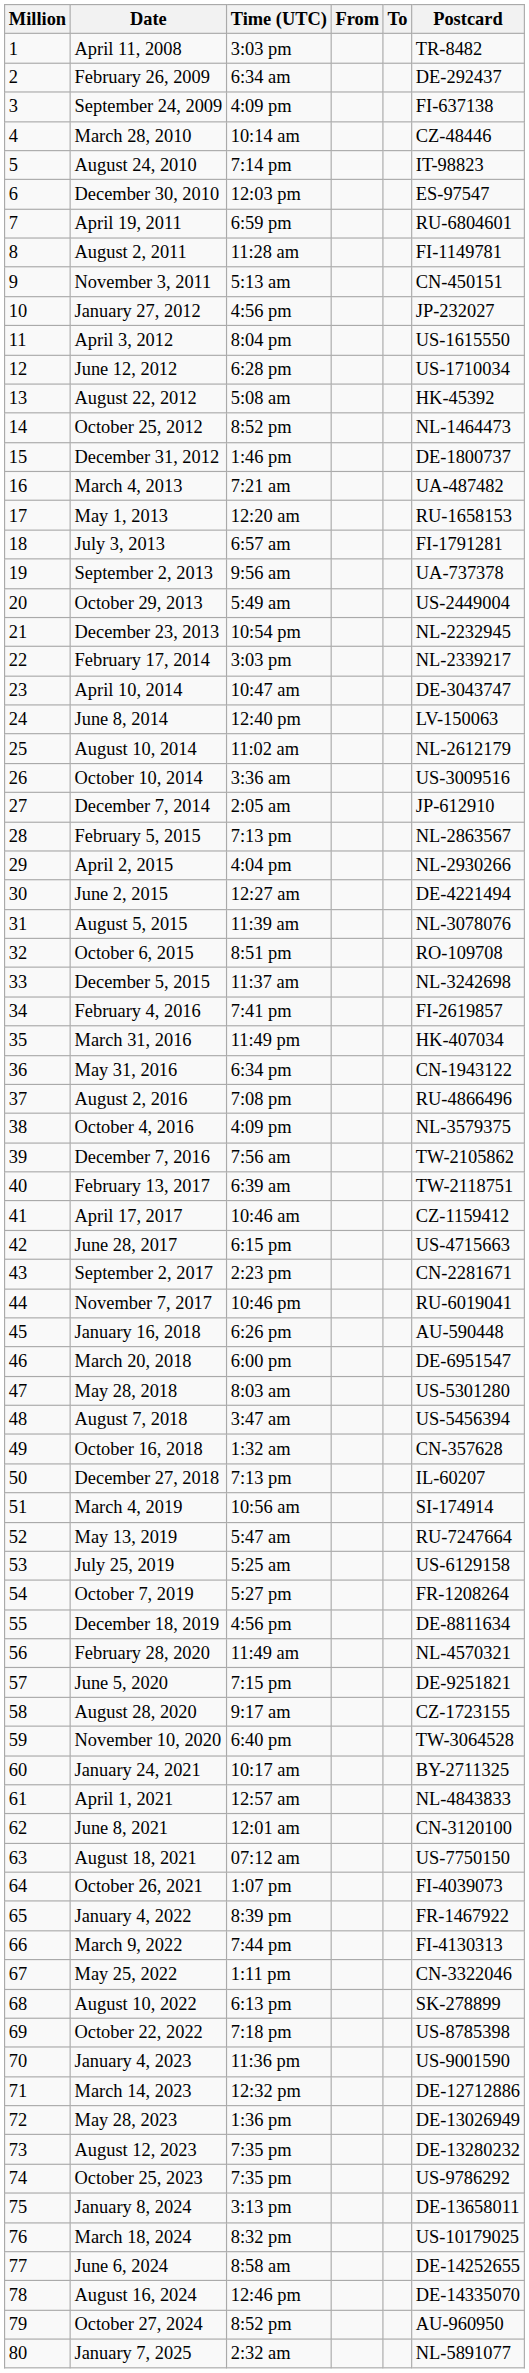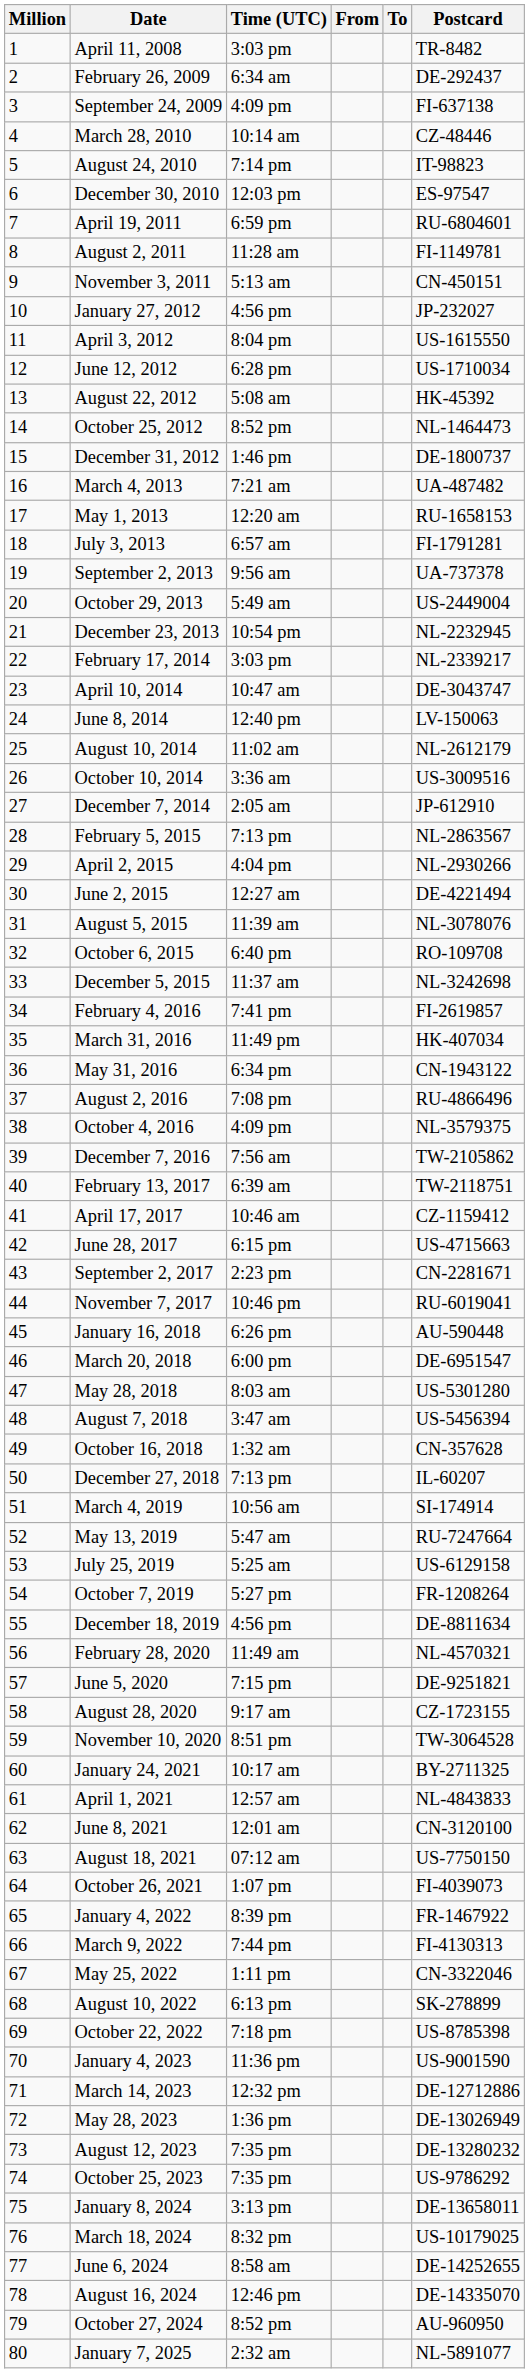(261, 952) 8:51 pm -> (261, 952) 6:40 pm
(261, 1740) 6:40 pm -> (261, 1740) 8:51 pm
